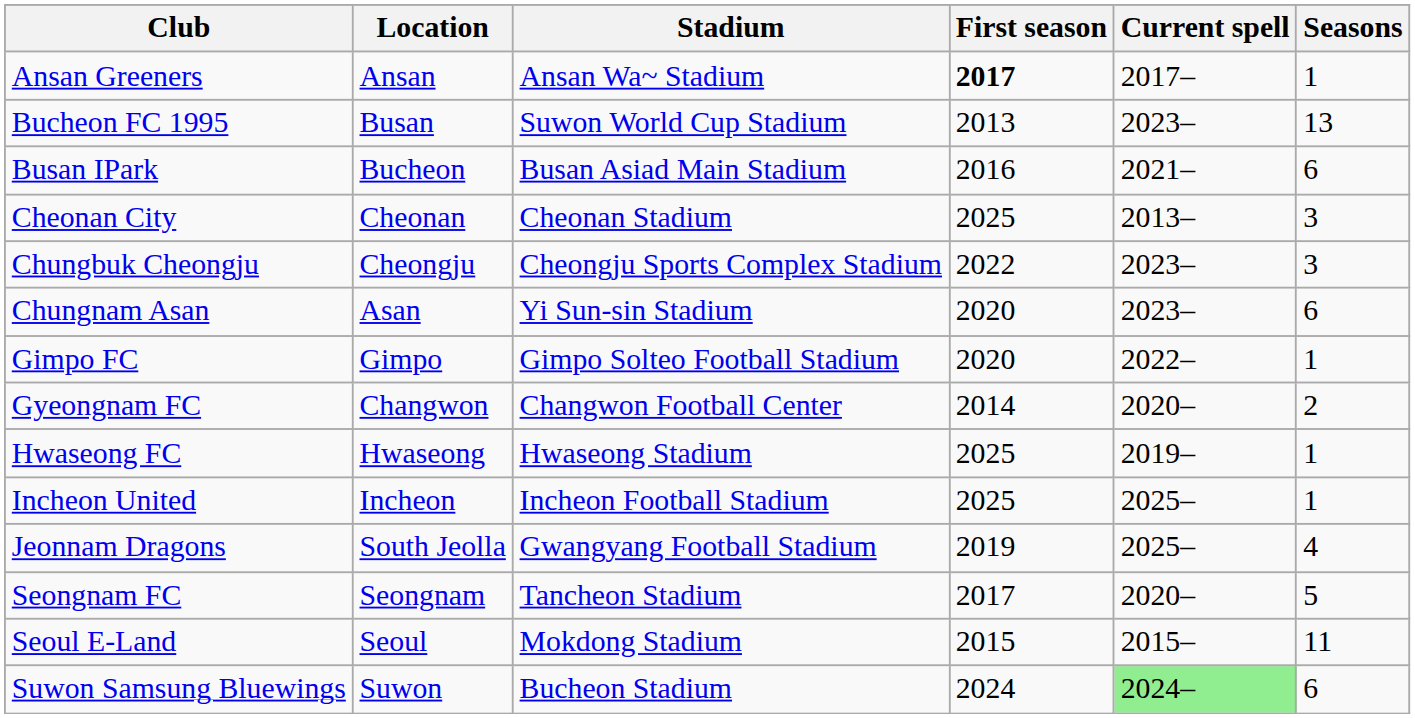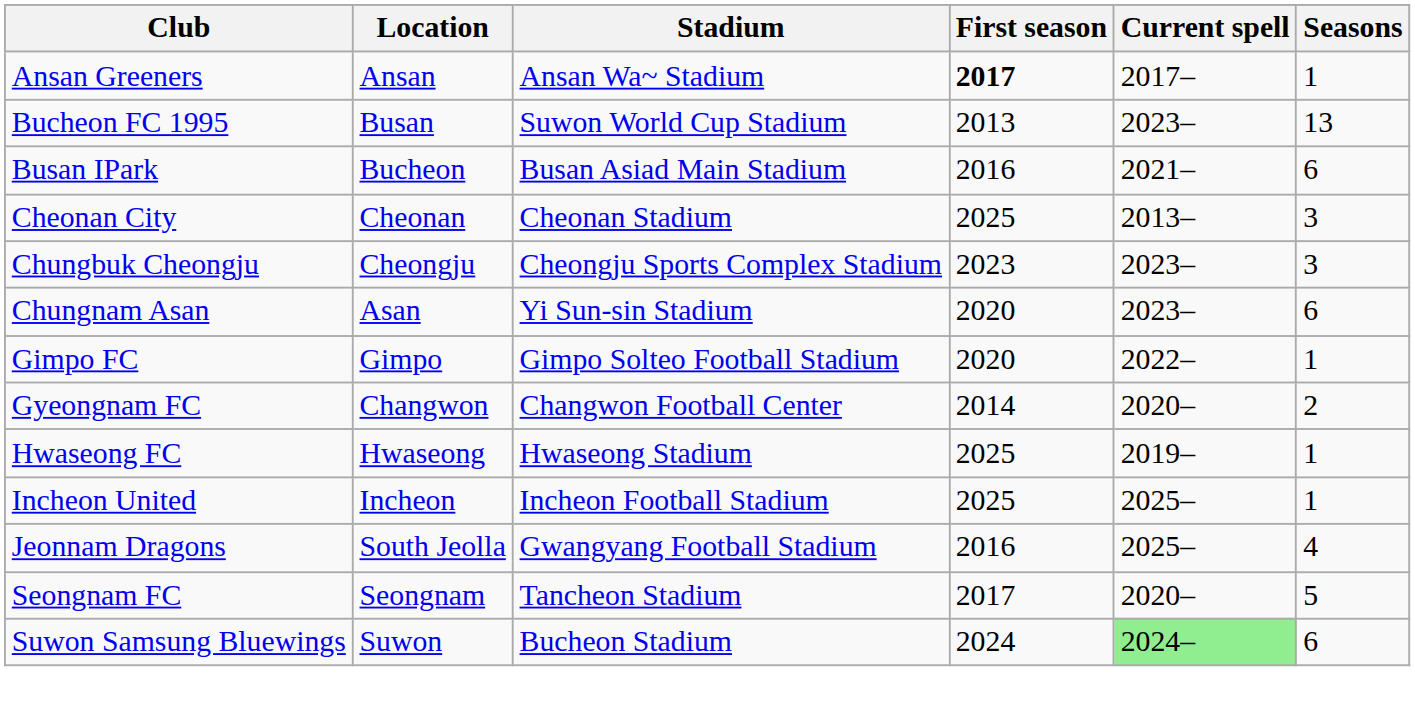(985, 264) 2022 -> (985, 264) 2023
(985, 547) 2019 -> (985, 547) 2016
- row: (94, 641)
